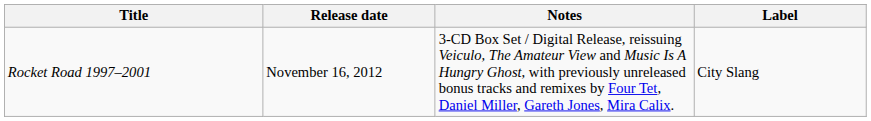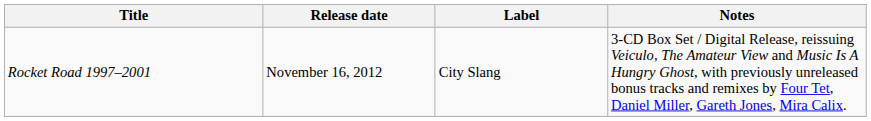columns swapped: (565, 16) <-> (780, 16)
